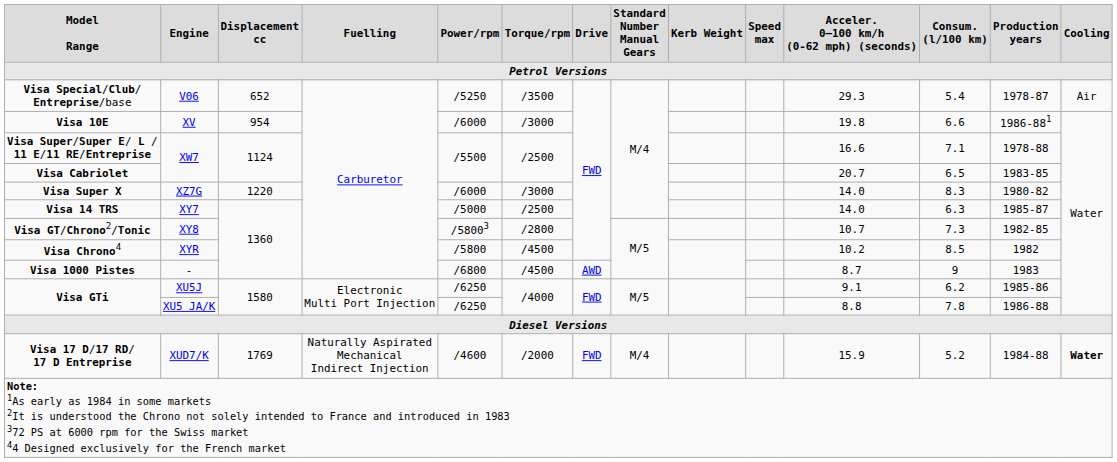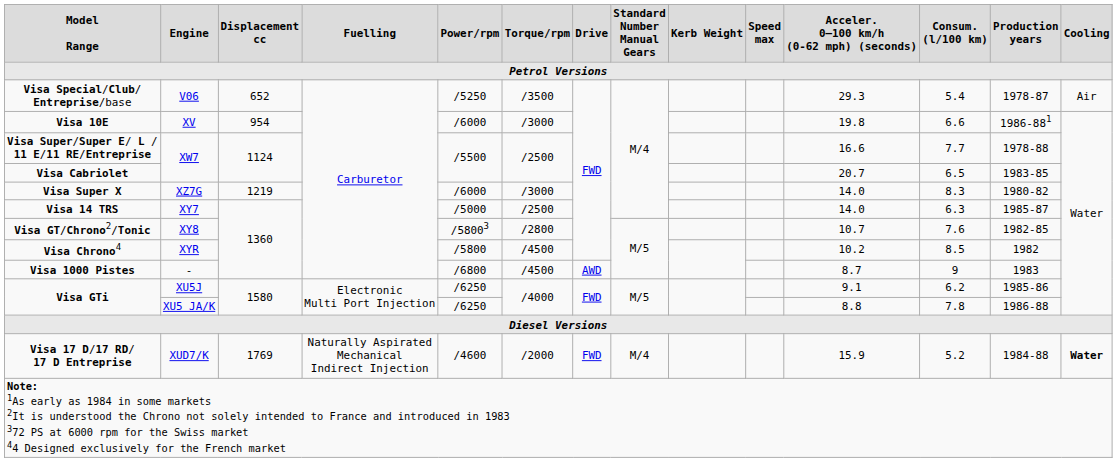(955, 148) 7.1 -> (955, 148) 7.7
(260, 191) 1220 -> (260, 191) 1219
(955, 229) 7.3 -> (955, 229) 7.6
